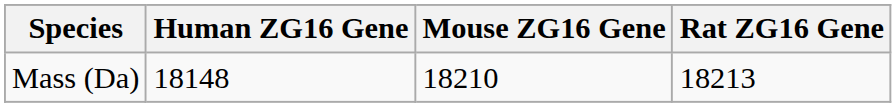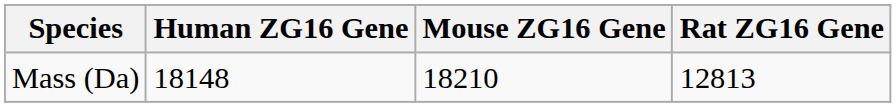(718, 76) 18213 -> (718, 76) 12813
